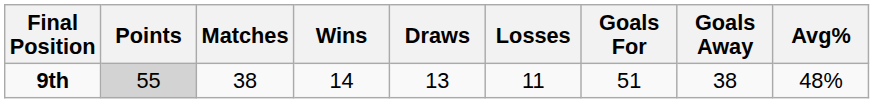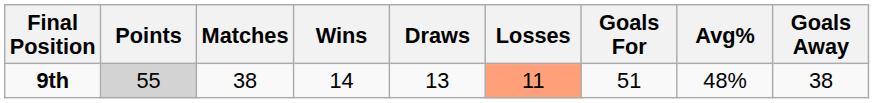columns swapped: (725, 34) <-> (821, 34)
(533, 81) no background -> (533, 81) lightsalmon background
